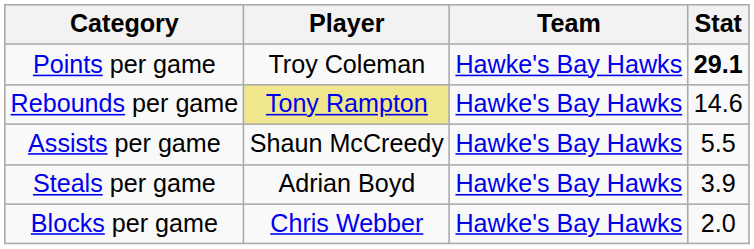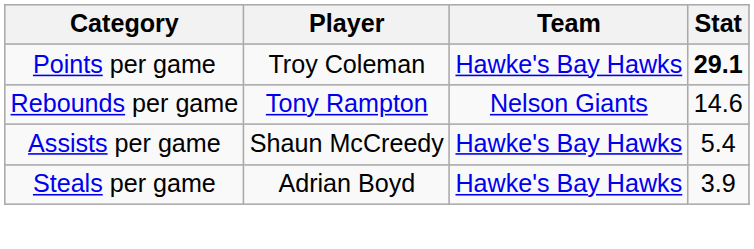(347, 104) khaki background -> (347, 104) no background
(569, 104) Hawke's Bay Hawks -> (569, 104) Nelson Giants
(718, 143) 5.5 -> (718, 143) 5.4
- row: (124, 223)
